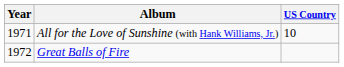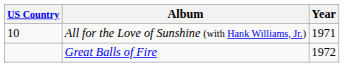columns swapped: (19, 14) <-> (310, 14)
